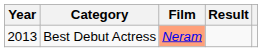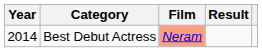(22, 36) 2013 -> (22, 36) 2014
